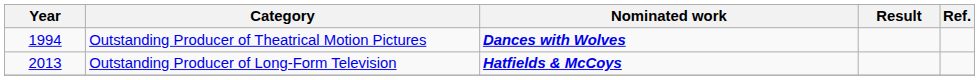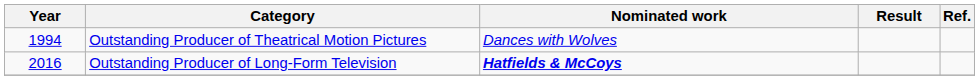(554, 39) bold -> (550, 39) normal
(45, 63) 2013 -> (45, 63) 2016
